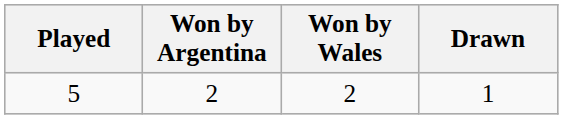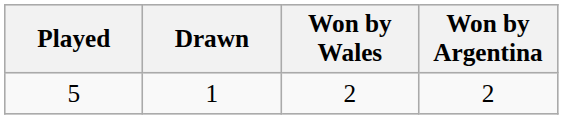columns swapped: (212, 38) <-> (488, 38)
